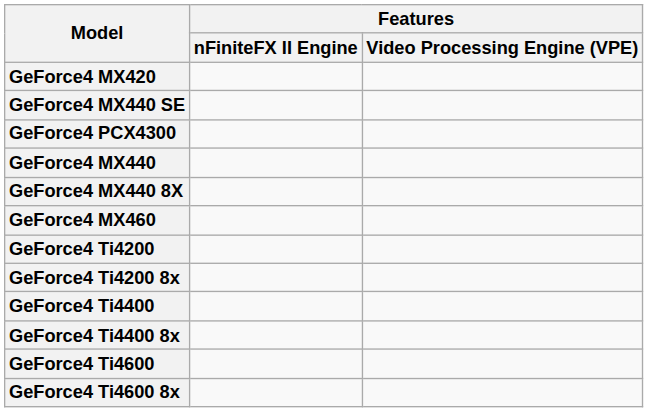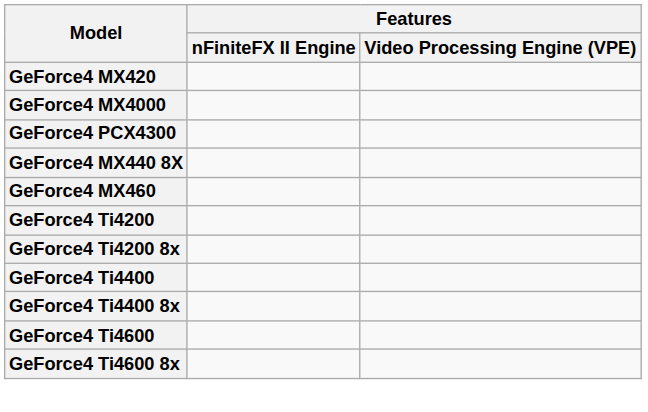- row: (97, 105)
+ row: (87, 105)
- row: (82, 162)
